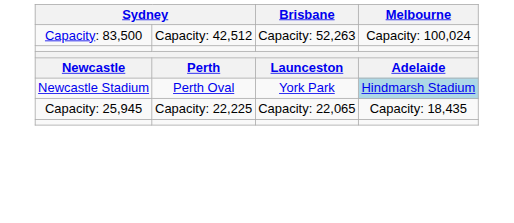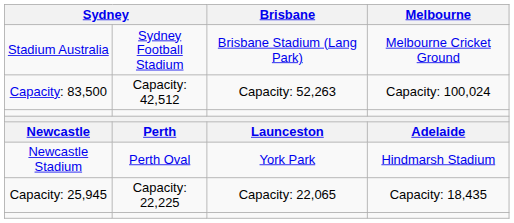+ row: (58, 49)
(418, 88) lightblue background -> (438, 159) no background
